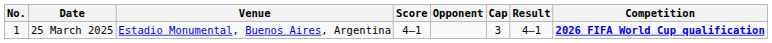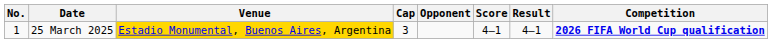columns swapped: (498, 13) <-> (412, 13)
(255, 30) no background -> (255, 30) gold background
